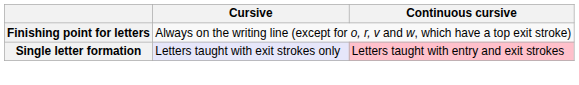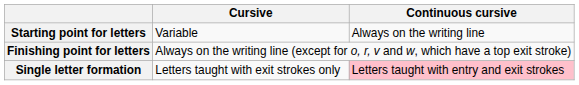+ row: (78, 32)
(248, 51) lavender background -> (248, 70) no background
